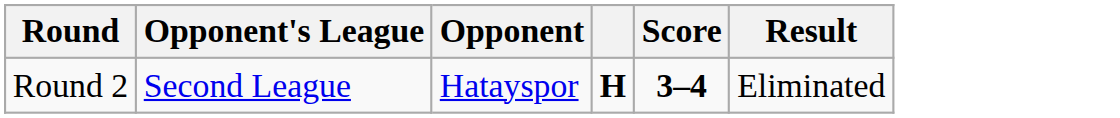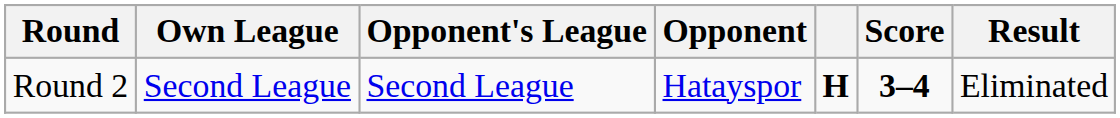+ column: (247, 31)
